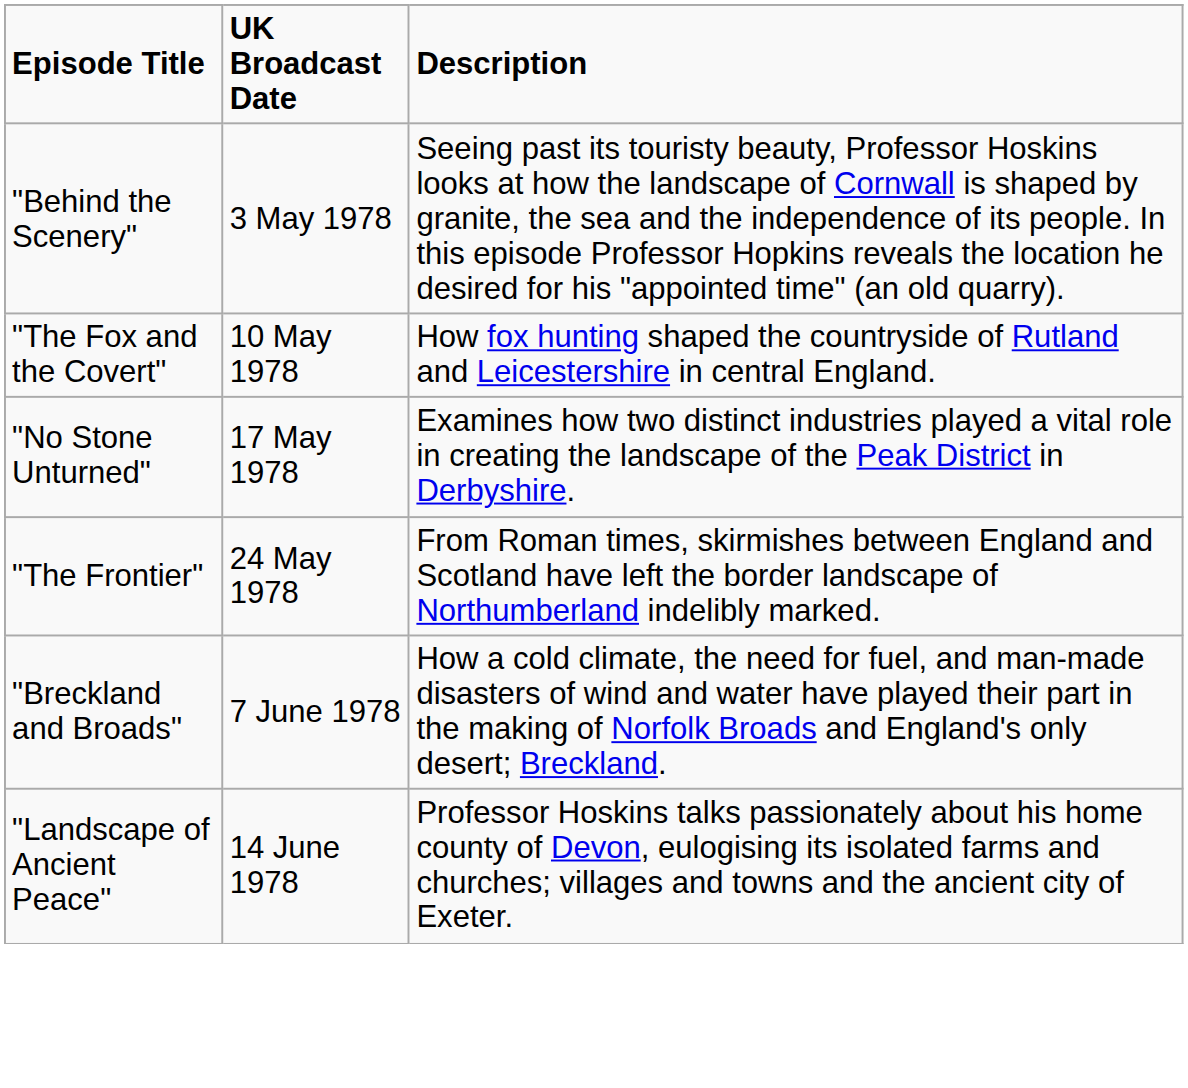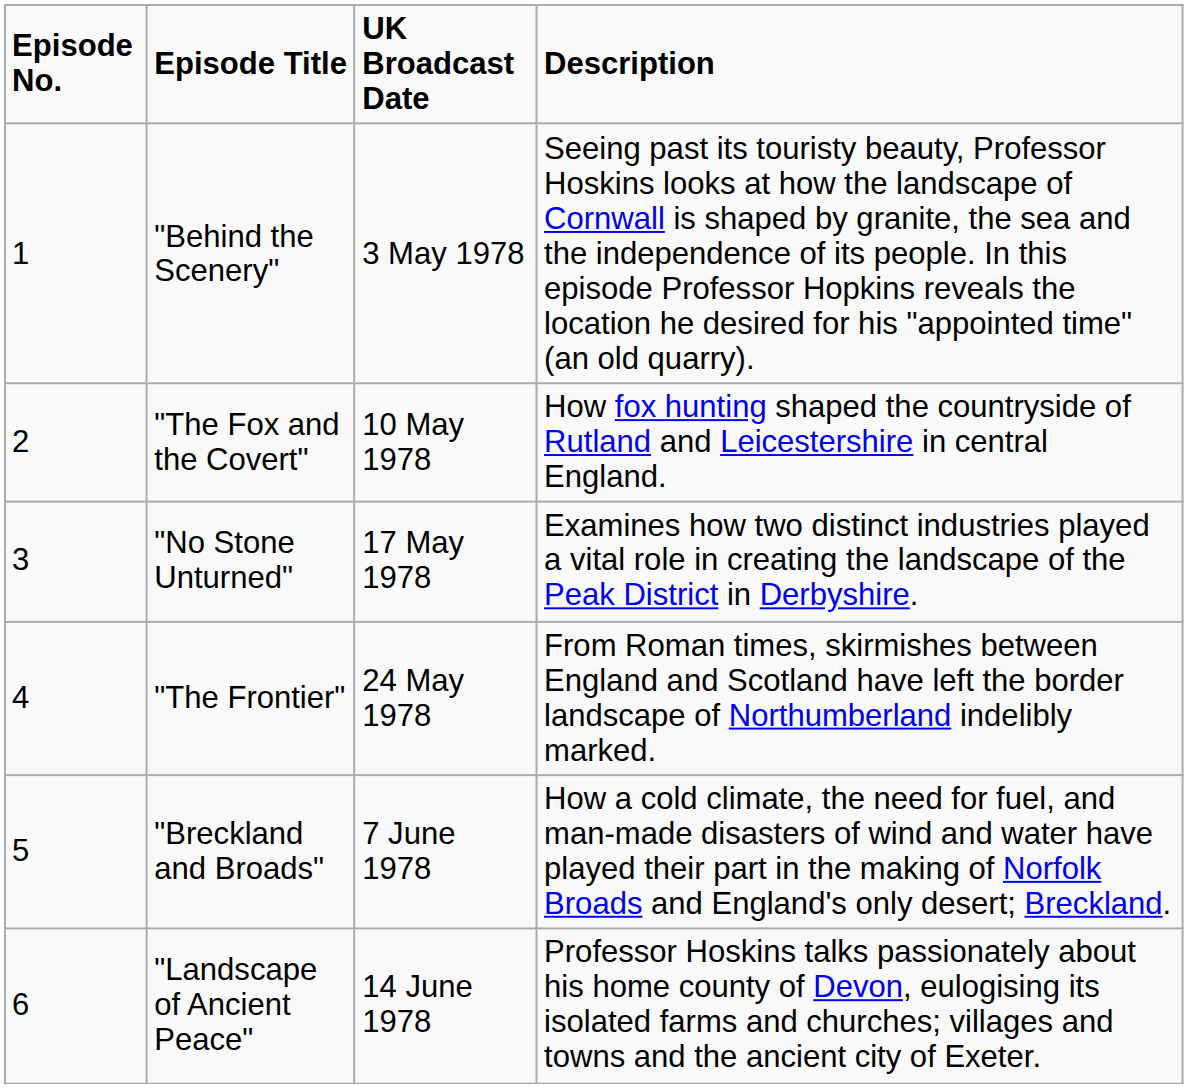+ column: (72, 64)
